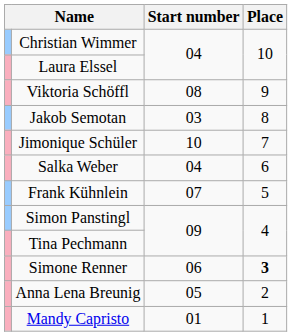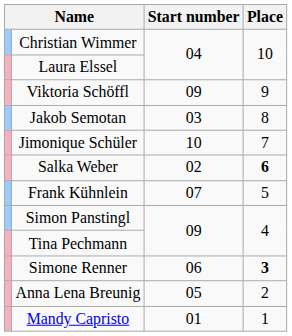(194, 92) 08 -> (194, 92) 09
(194, 167) 04 -> (194, 167) 02
(265, 167) normal -> (265, 167) bold
